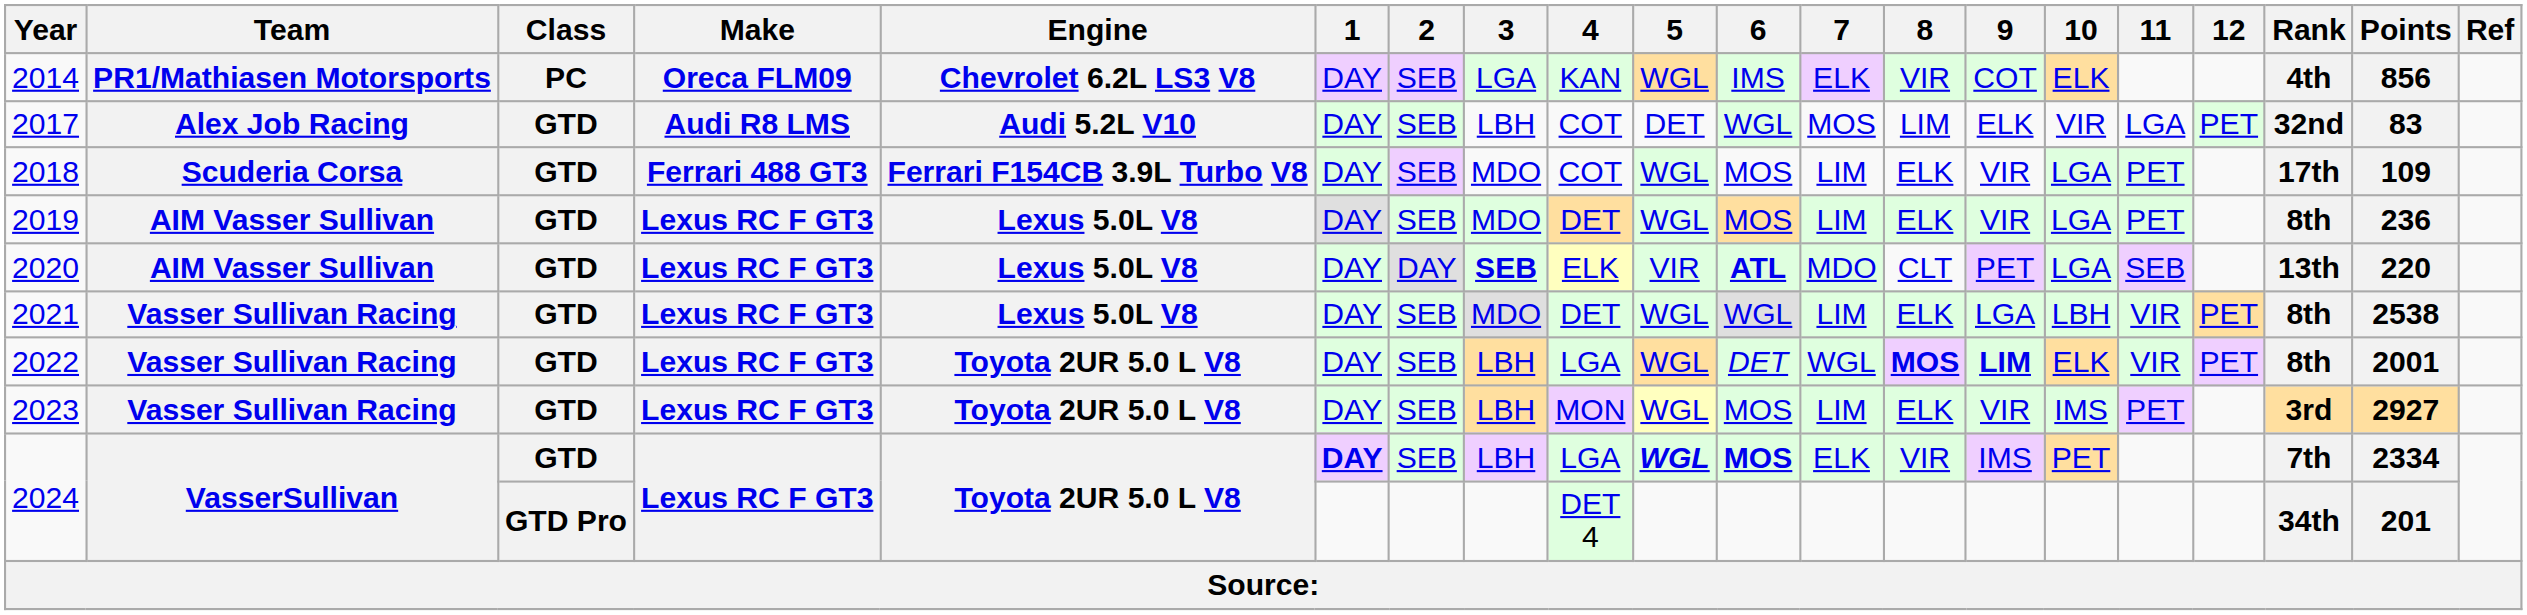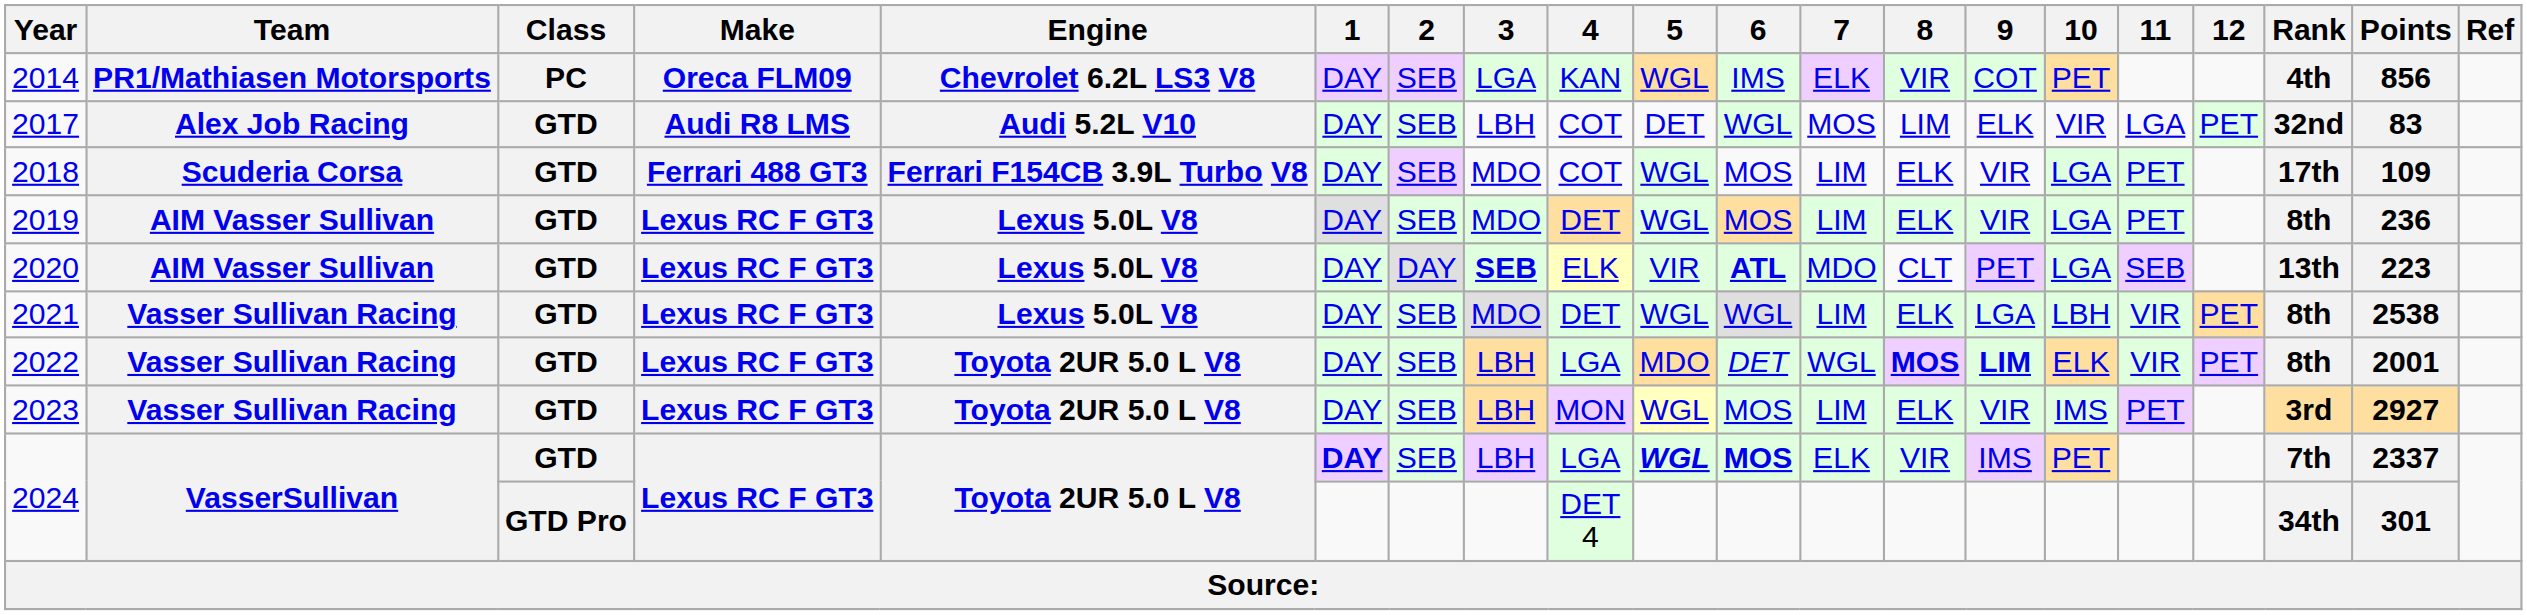(2081, 77) ELK -> (2081, 77) PET
(2406, 267) 220 -> (2406, 267) 223
(1675, 362) WGL -> (1675, 362) MDO
(2406, 457) 2334 -> (2406, 457) 2337
(2406, 521) 201 -> (2406, 521) 301
